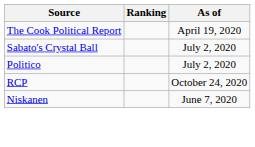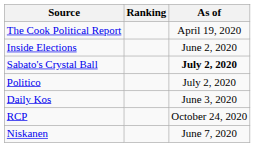+ row: (42, 47)
(209, 47) normal -> (209, 64) bold
+ row: (29, 99)
